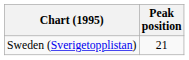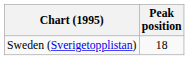(162, 45) 21 -> (162, 45) 18
